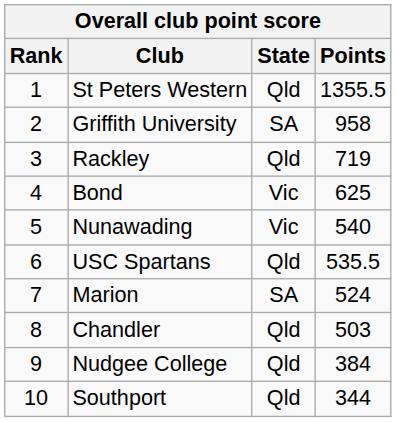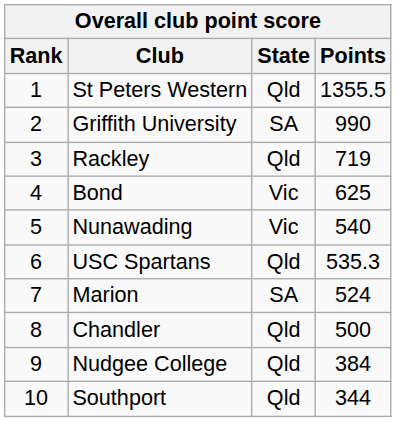(353, 124) 958 -> (353, 124) 990
(353, 261) 535.5 -> (353, 261) 535.3
(353, 329) 503 -> (353, 329) 500
